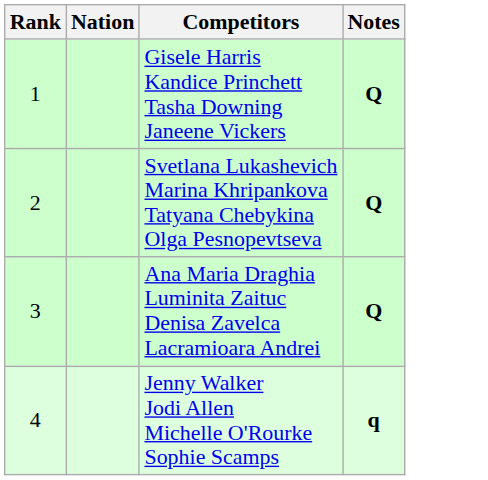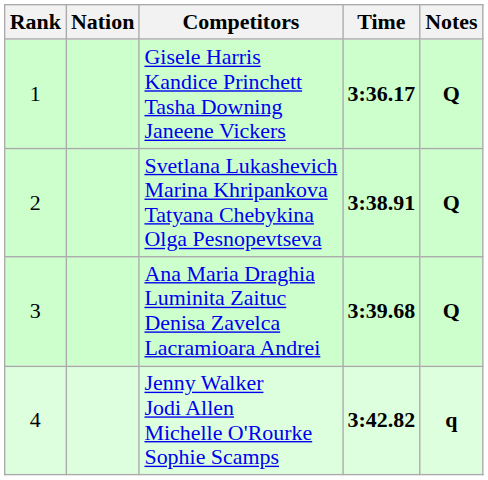+ column: (381, 21)
